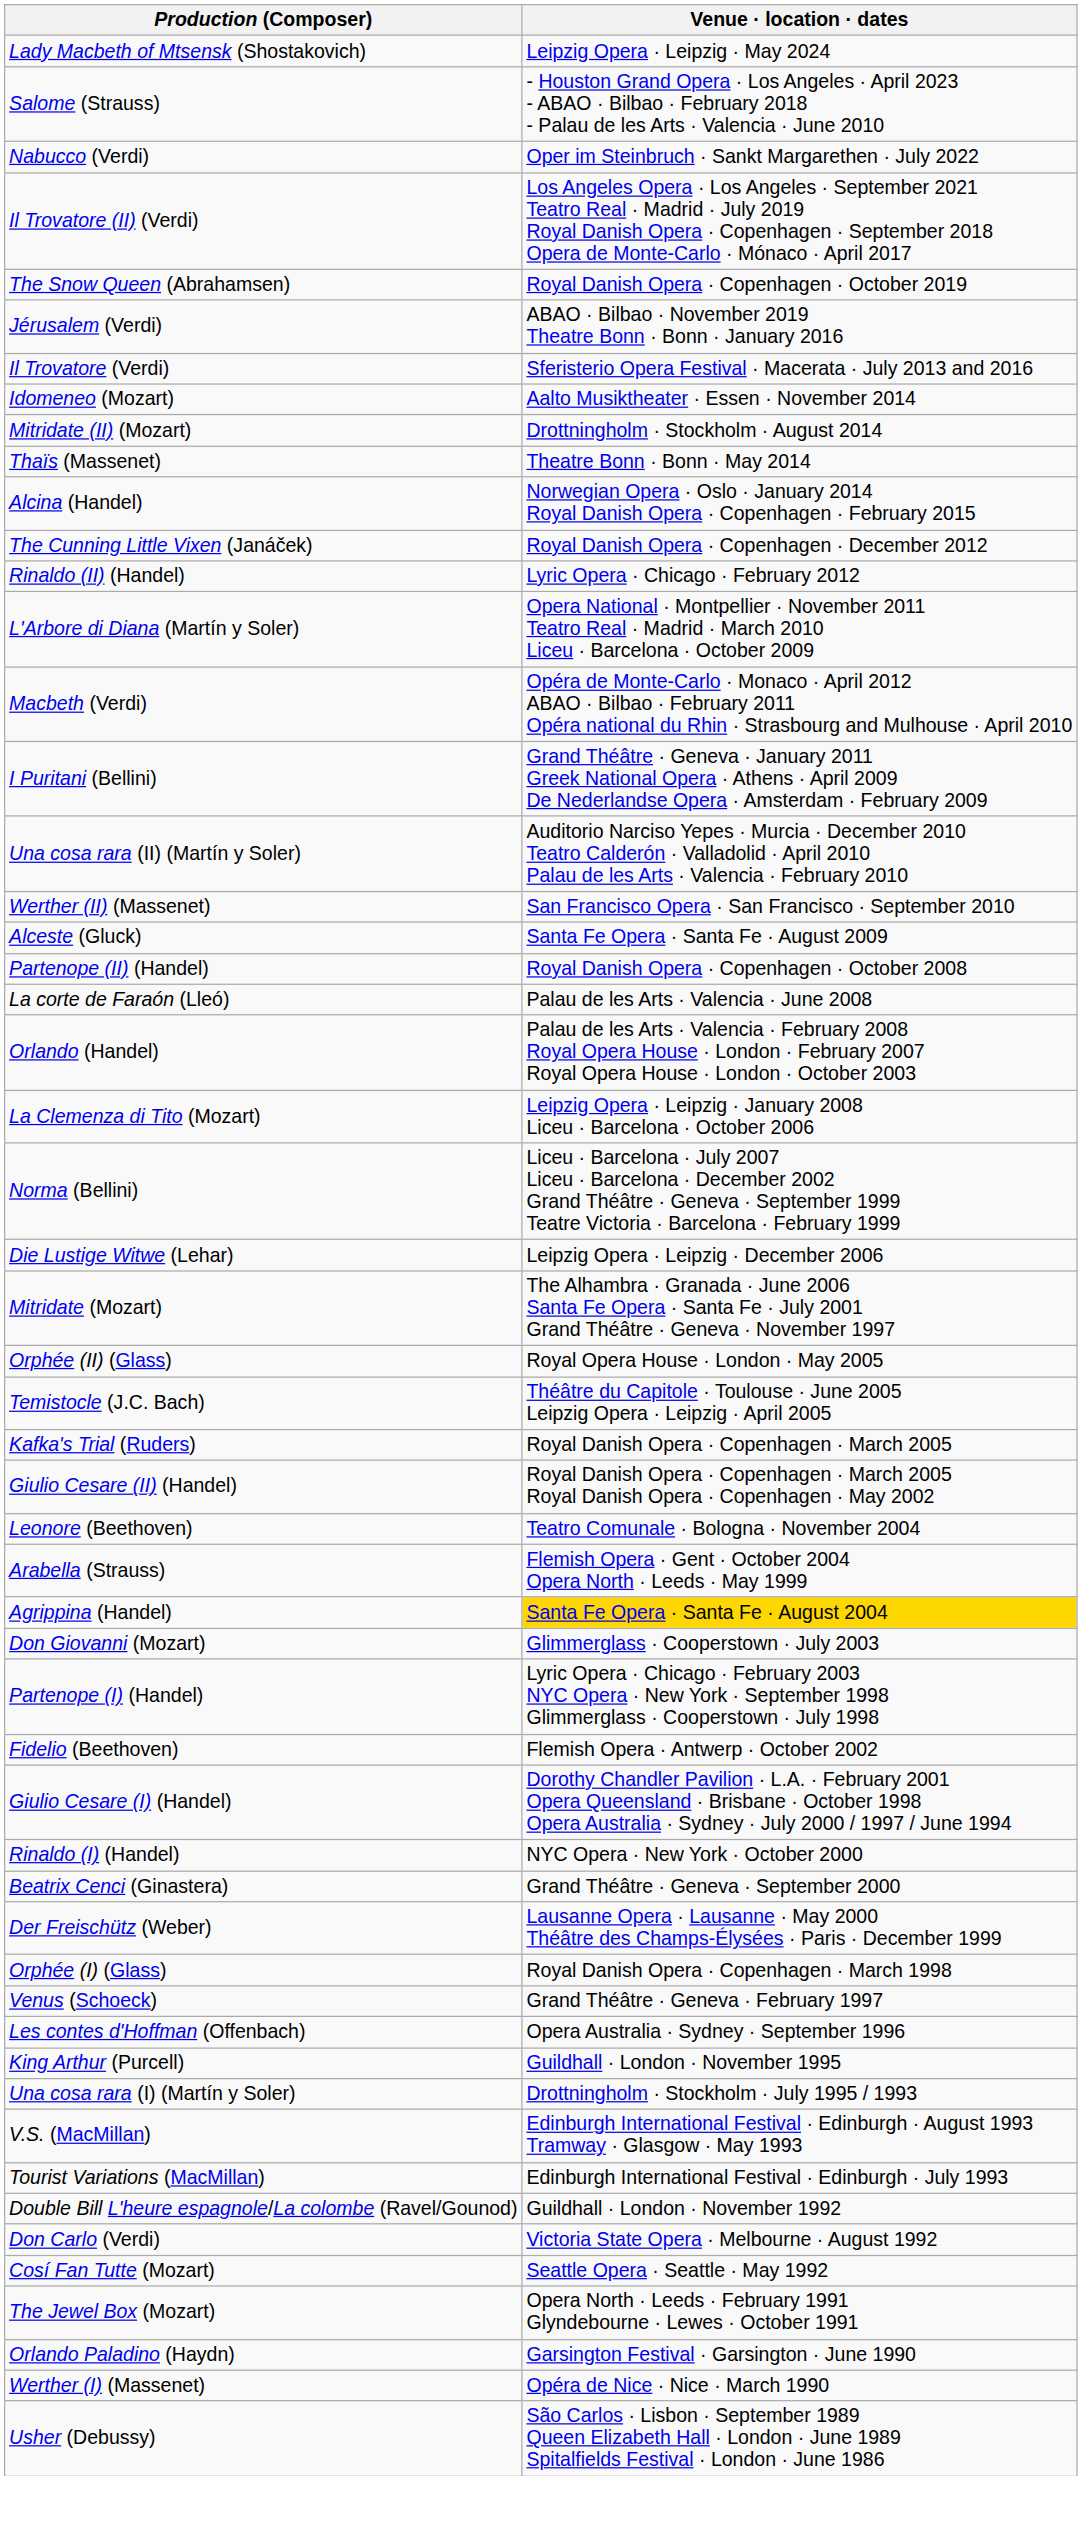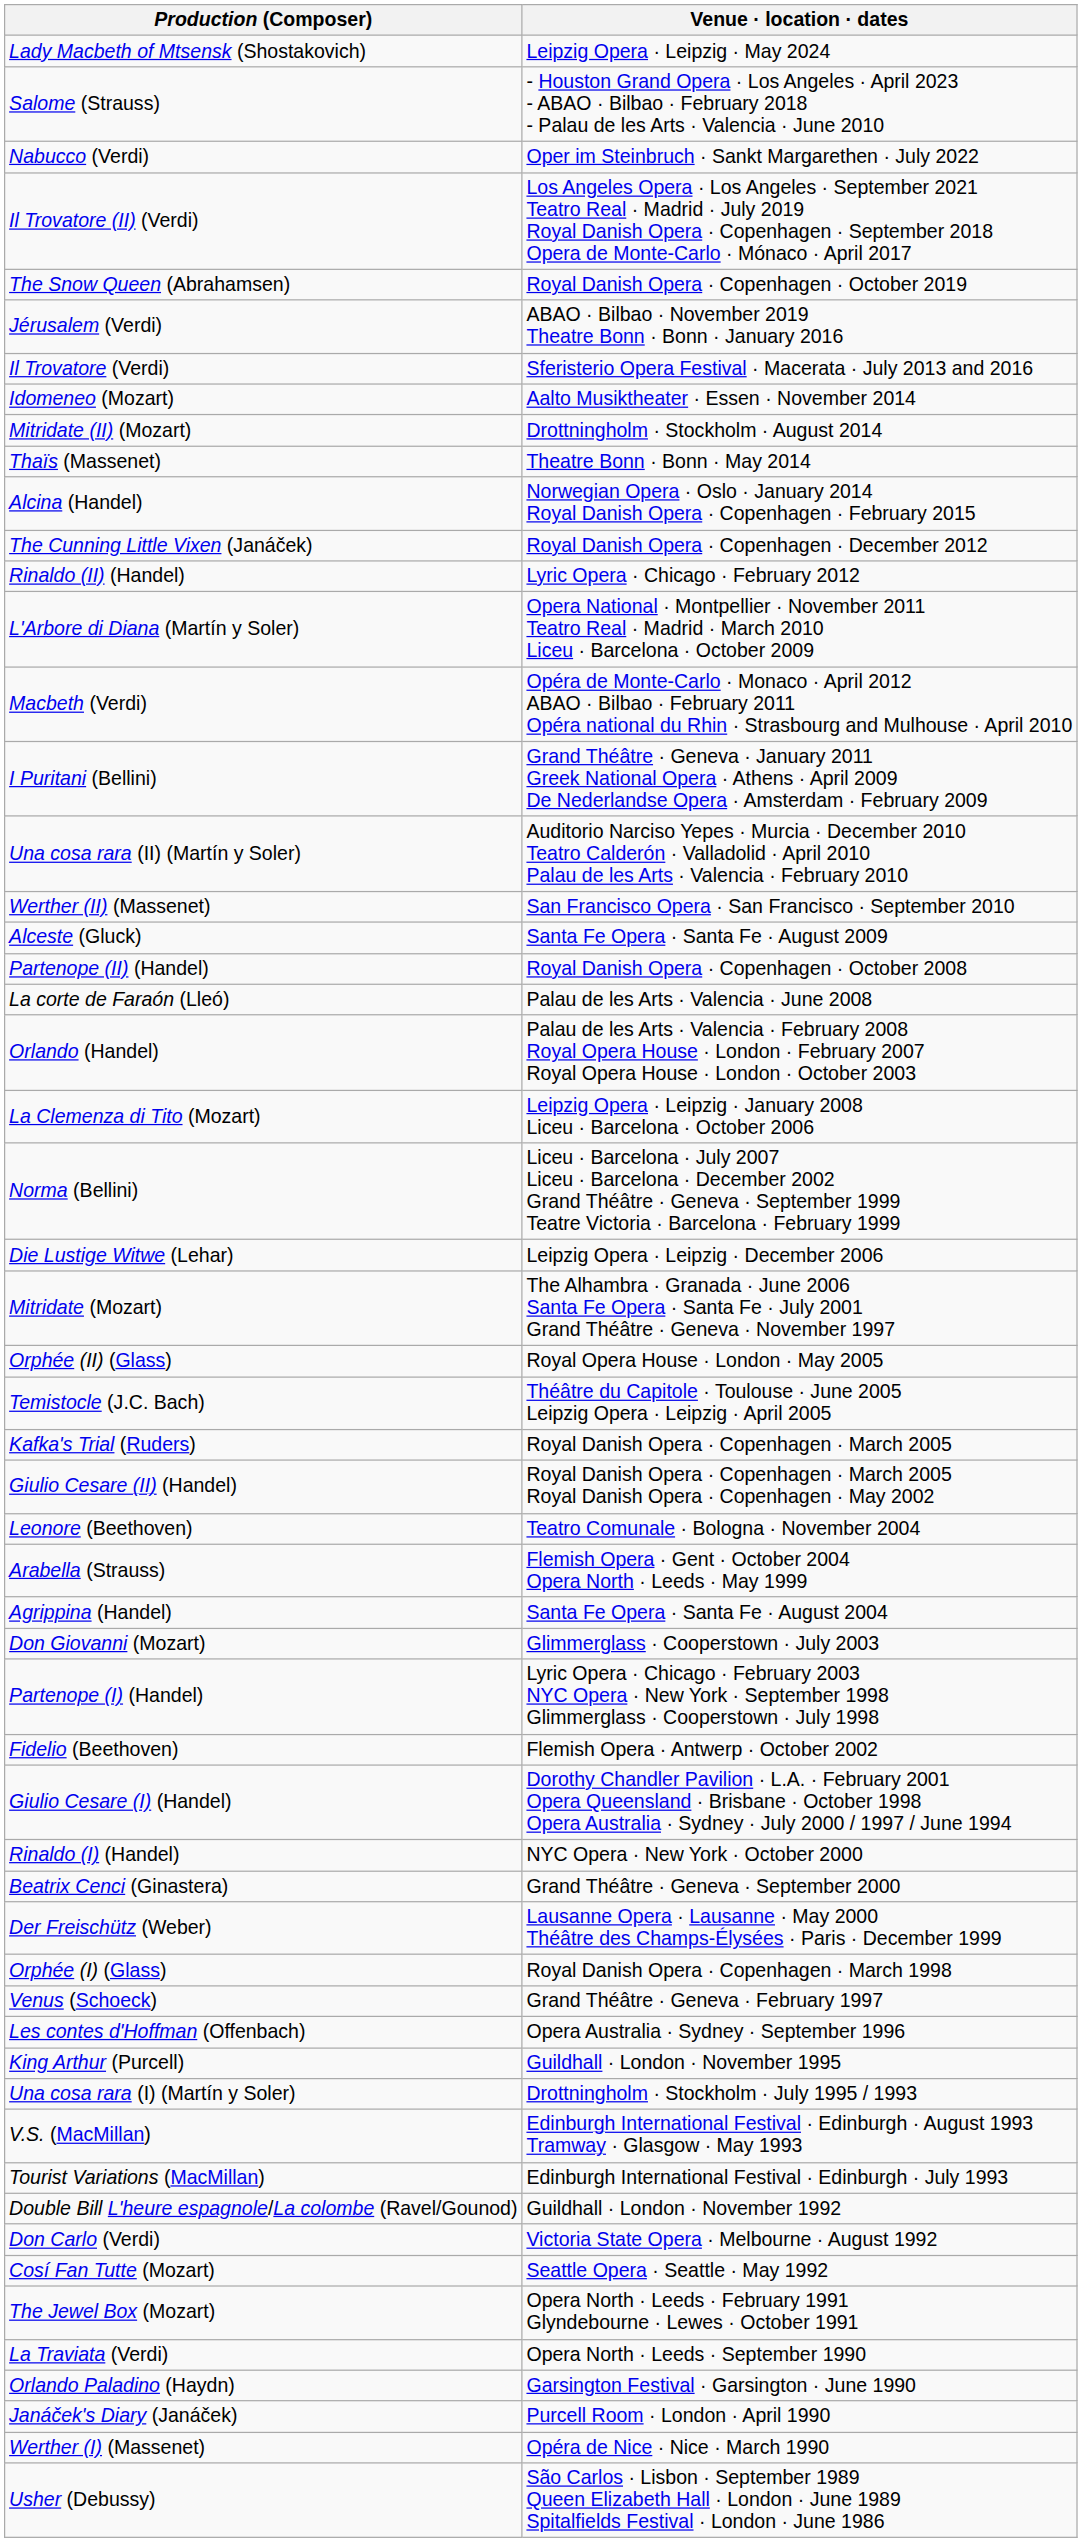(707, 1612) gold background -> (707, 1612) no background
+ row: (89, 2354)
+ row: (123, 2416)
